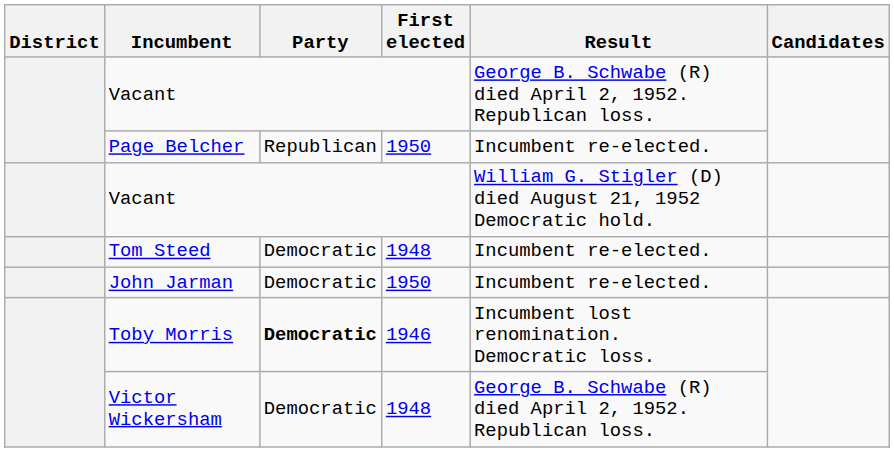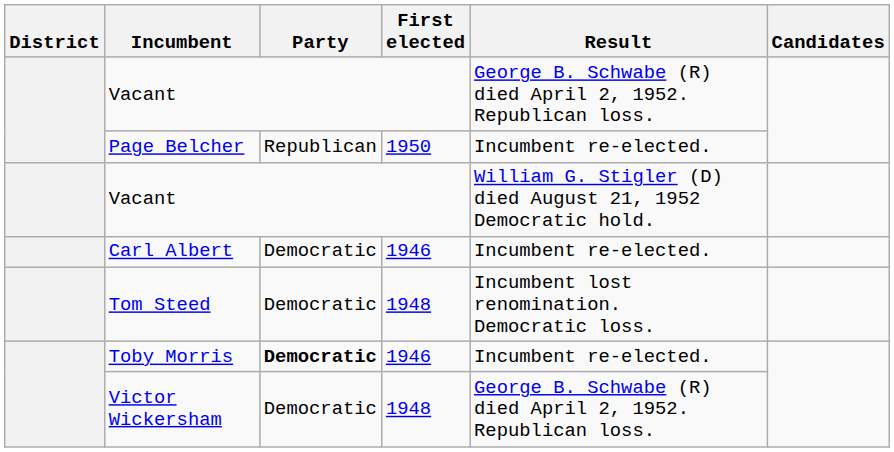+ row: (171, 252)
(593, 252) Incumbent re-elected. -> (565, 304) Incumbent lost renomination. Democratic loss.
- row: (171, 282)
(565, 335) Incumbent lost renomination. Democratic loss. -> (593, 357) Incumbent re-elected.
